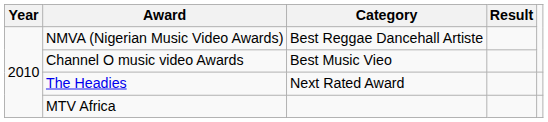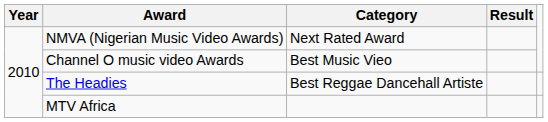(387, 38) Best Reggae Dancehall Artiste -> (347, 38) Next Rated Award
(347, 83) Next Rated Award -> (387, 83) Best Reggae Dancehall Artiste
